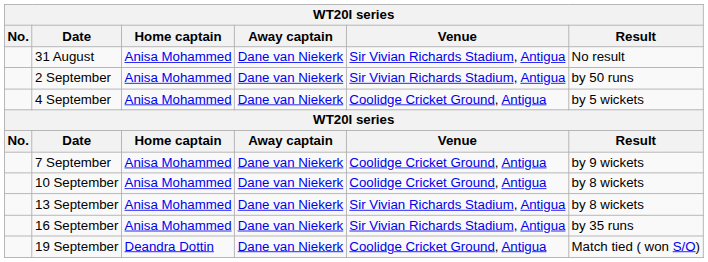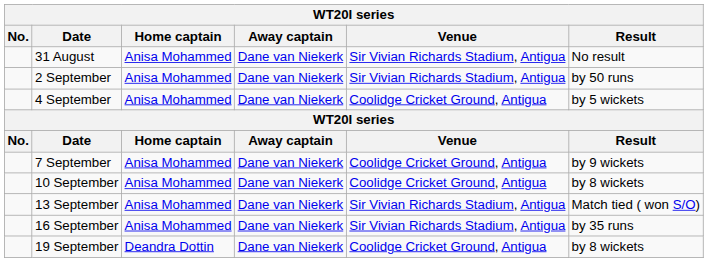(608, 204) by 8 wickets -> (636, 204) Match tied ( won S/O)
(636, 246) Match tied ( won S/O) -> (608, 246) by 8 wickets
